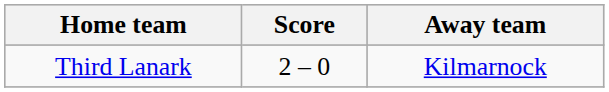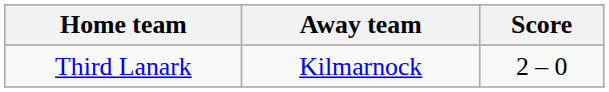columns swapped: (304, 24) <-> (485, 24)
